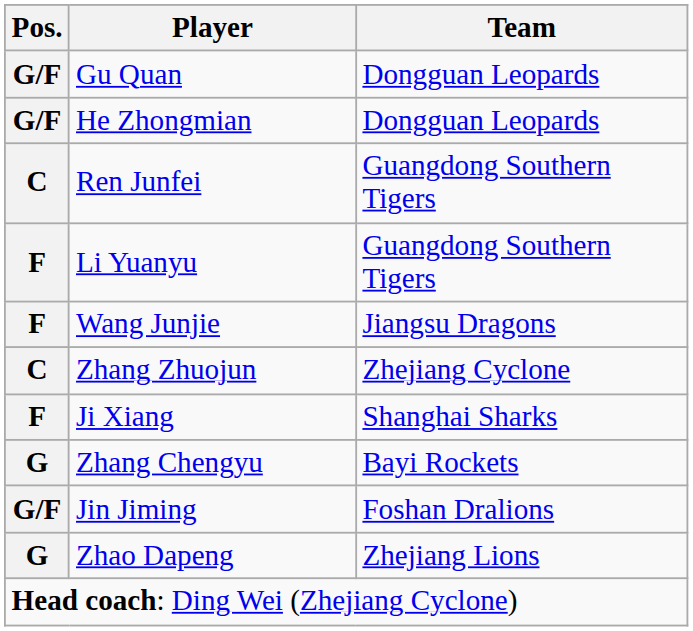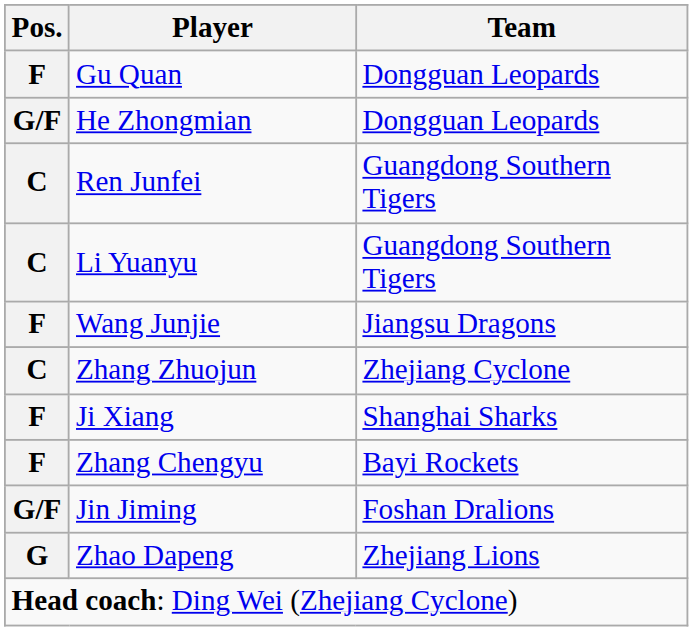(37, 73) G/F -> (37, 73) F
(37, 261) F -> (37, 261) C
(37, 462) G -> (37, 462) F
